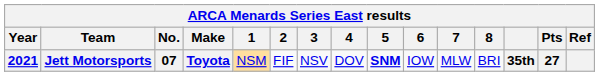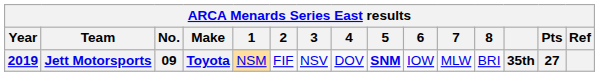(23, 60) 2021 -> (23, 60) 2019
(169, 60) 07 -> (169, 60) 09
